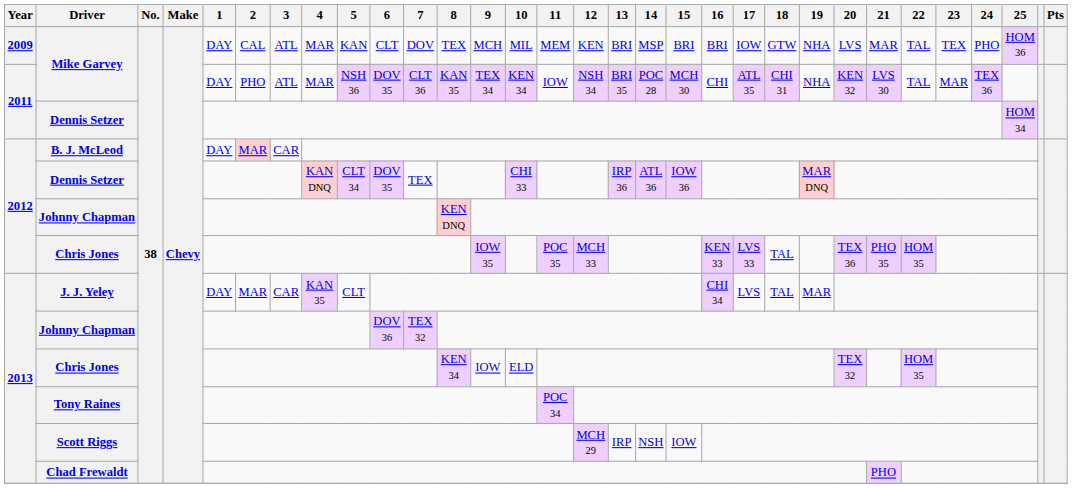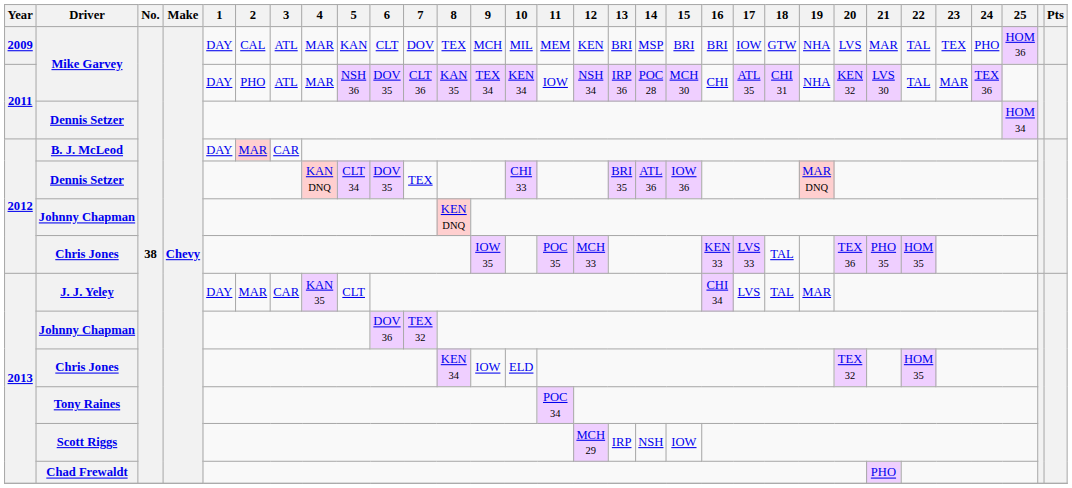(622, 82) BRI 35 -> (622, 82) IRP 36
(622, 179) IRP 36 -> (622, 179) BRI 35
